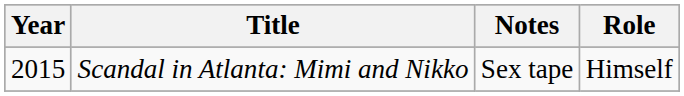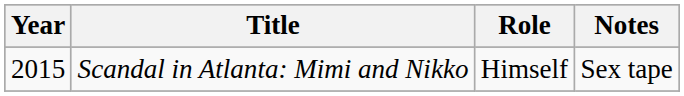columns swapped: (629, 25) <-> (527, 25)
